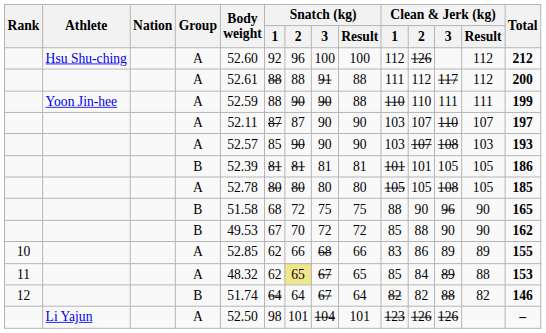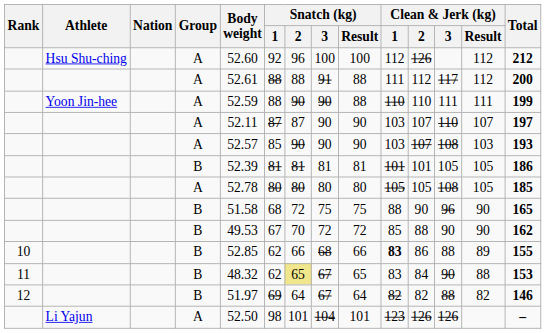(198, 252) A -> (198, 252) B
(395, 252) normal -> (395, 252) bold
(448, 252) 89 -> (448, 252) 88
(198, 274) A -> (198, 274) B
(395, 274) 85 -> (395, 274) 83
(448, 274) 89 -> (448, 274) 90
(242, 295) 51.74 -> (242, 295) 51.97
(275, 295) 64 -> (275, 295) 69
